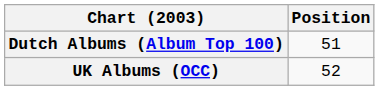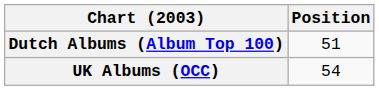(331, 71) 52 -> (331, 71) 54
